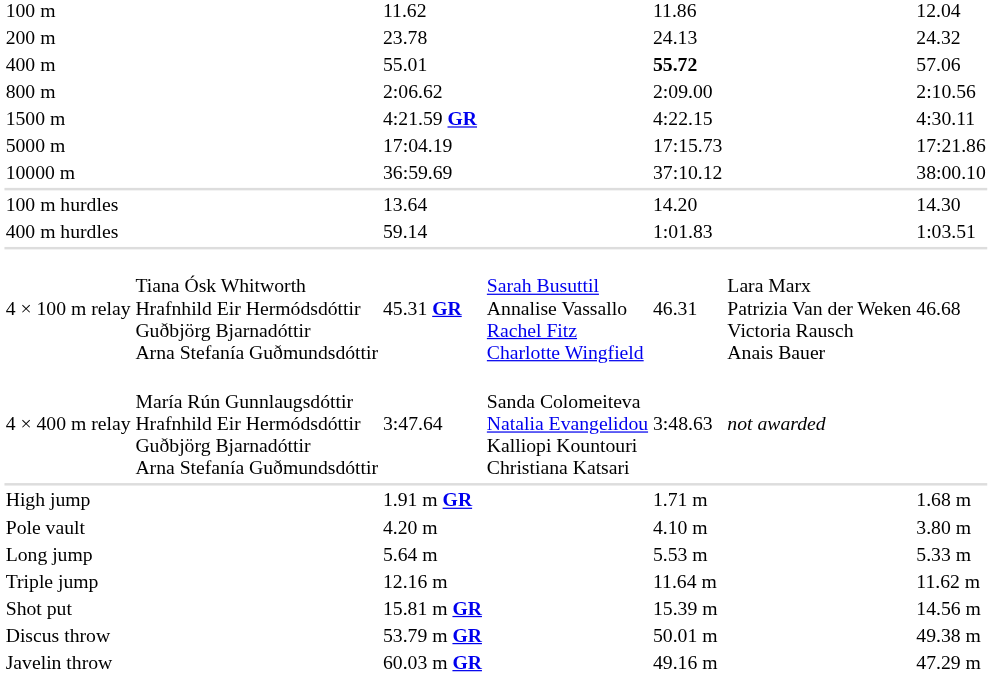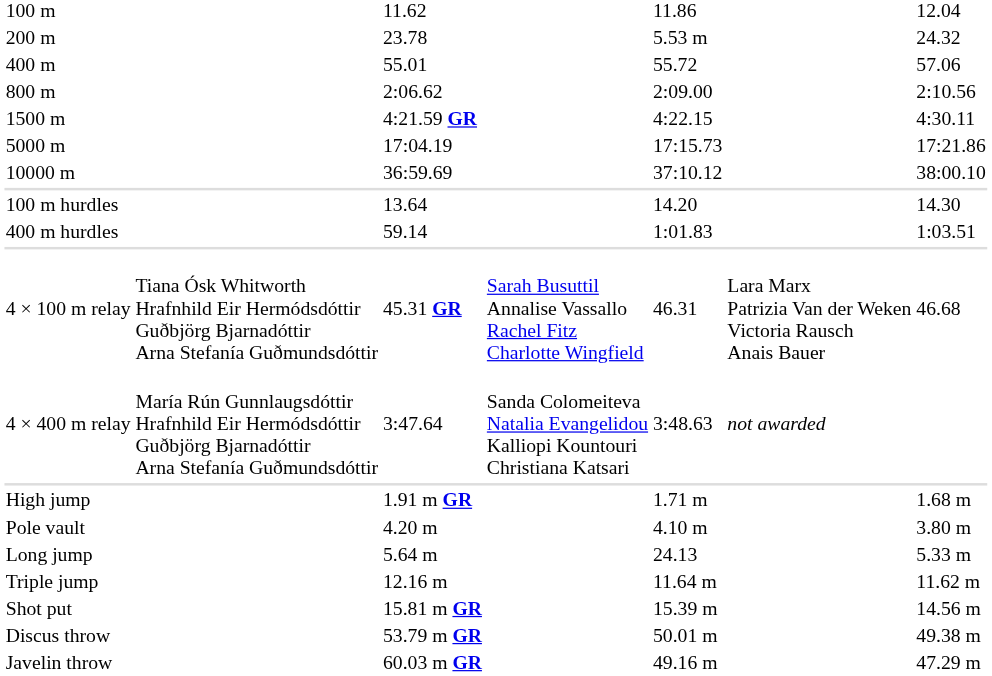(675, 37) 24.13 -> (680, 37) 5.53 m
(675, 64) bold -> (675, 64) normal
(680, 554) 5.53 m -> (675, 554) 24.13
